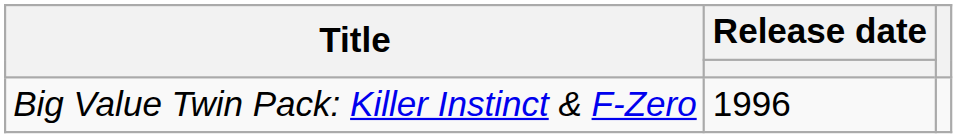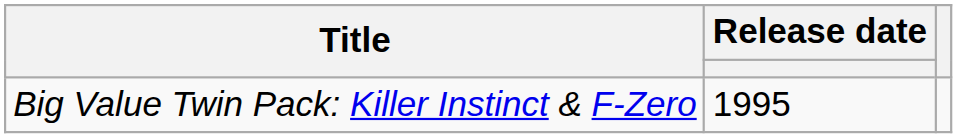(752, 104) 1996 -> (752, 104) 1995
